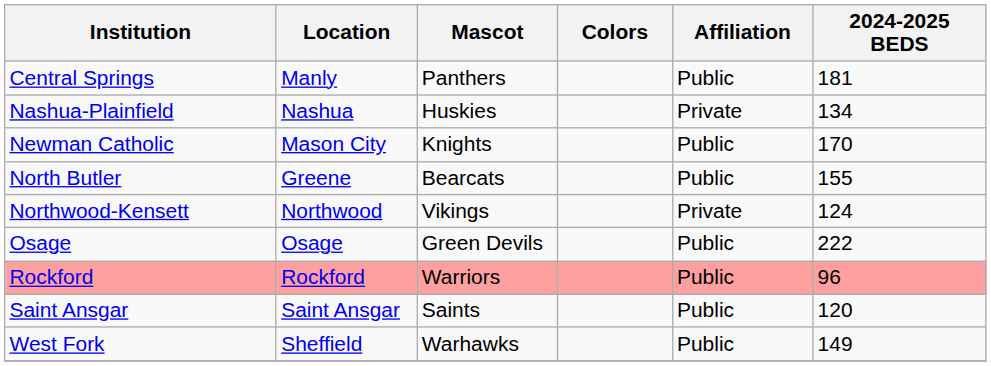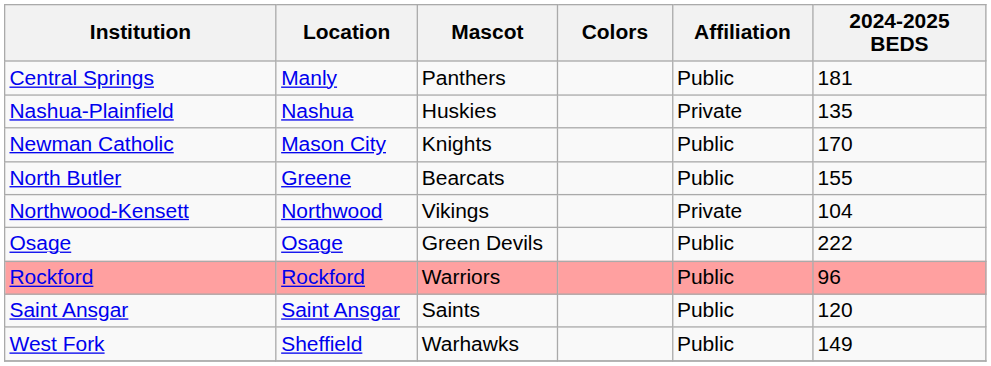(835, 111) 134 -> (835, 111) 135
(835, 210) 124 -> (835, 210) 104
